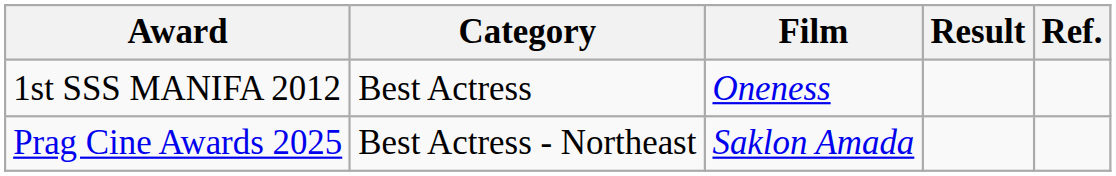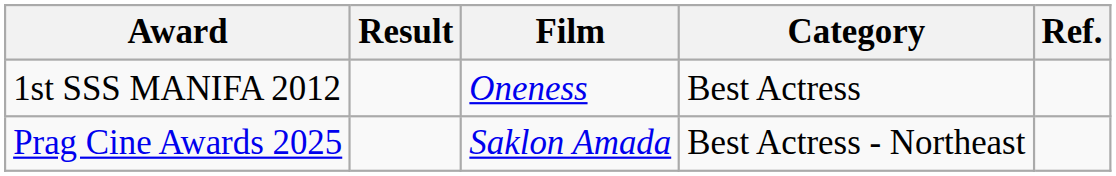columns swapped: (527, 32) <-> (978, 32)
